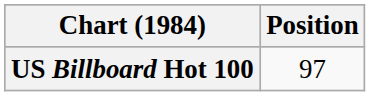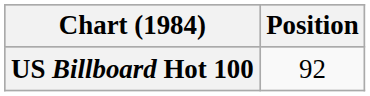(312, 68) 97 -> (312, 68) 92
